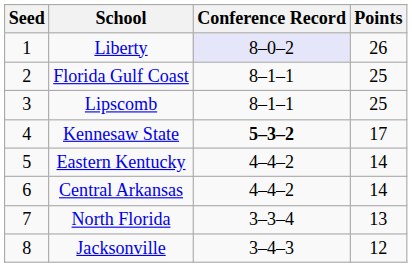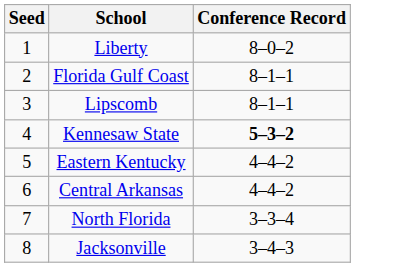- column: (378, 18)
(272, 47) lavender background -> (272, 47) no background
